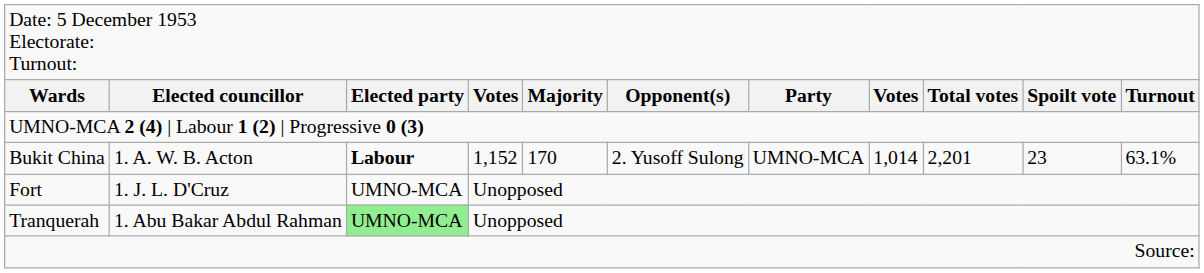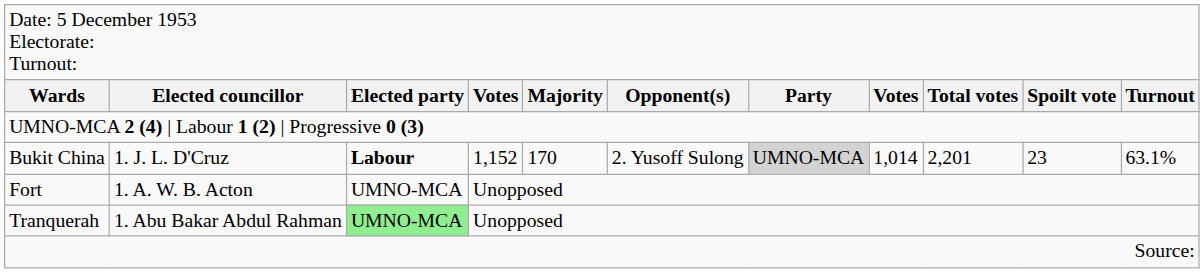(183, 158) 1. A. W. B. Acton -> (171, 158) 1. J. L. D'Cruz
(808, 158) no background -> (808, 158) lightgrey background
(171, 189) 1. J. L. D'Cruz -> (183, 189) 1. A. W. B. Acton
